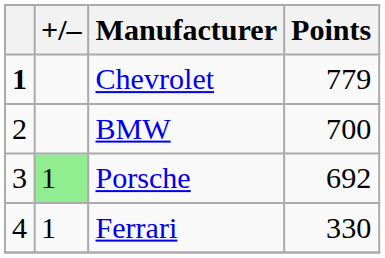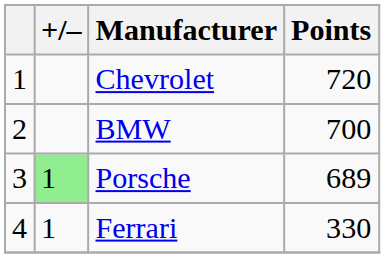(19, 79) bold -> (19, 79) normal
(349, 79) 779 -> (349, 79) 720
(349, 178) 692 -> (349, 178) 689
